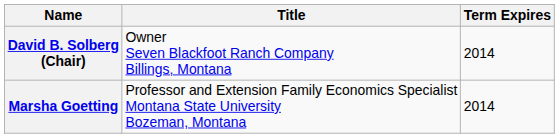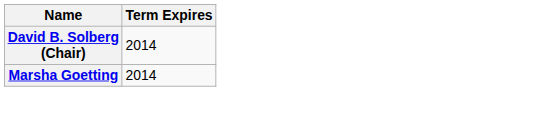- column: (291, 15)
